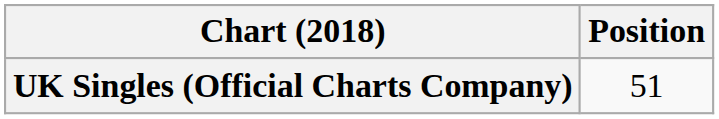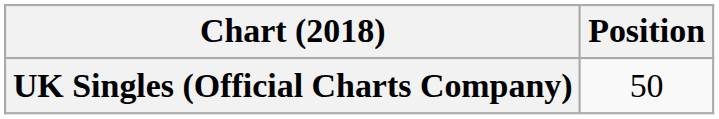(647, 85) 51 -> (647, 85) 50
